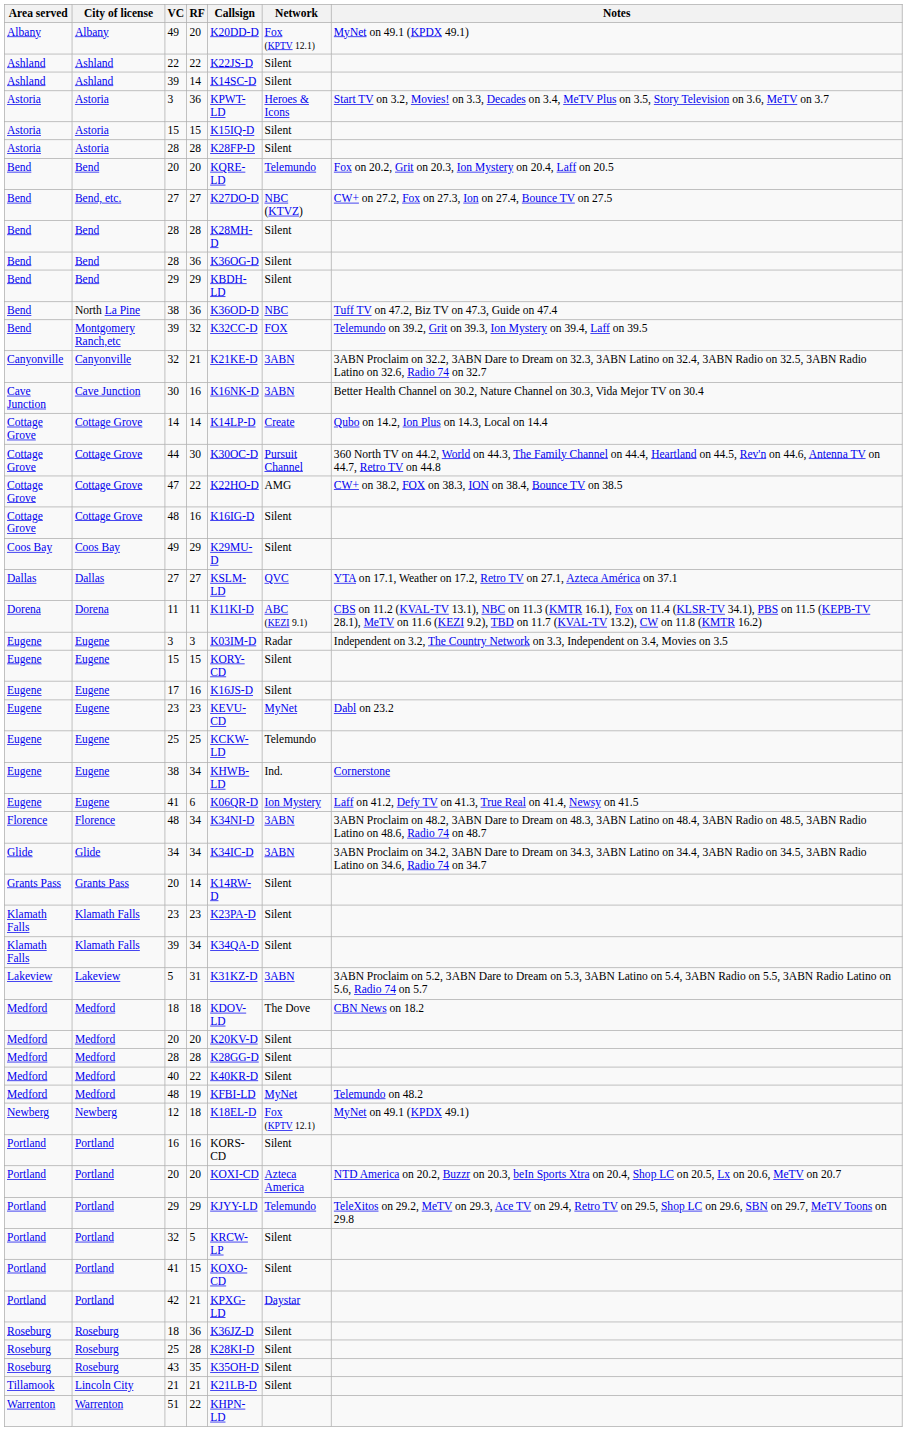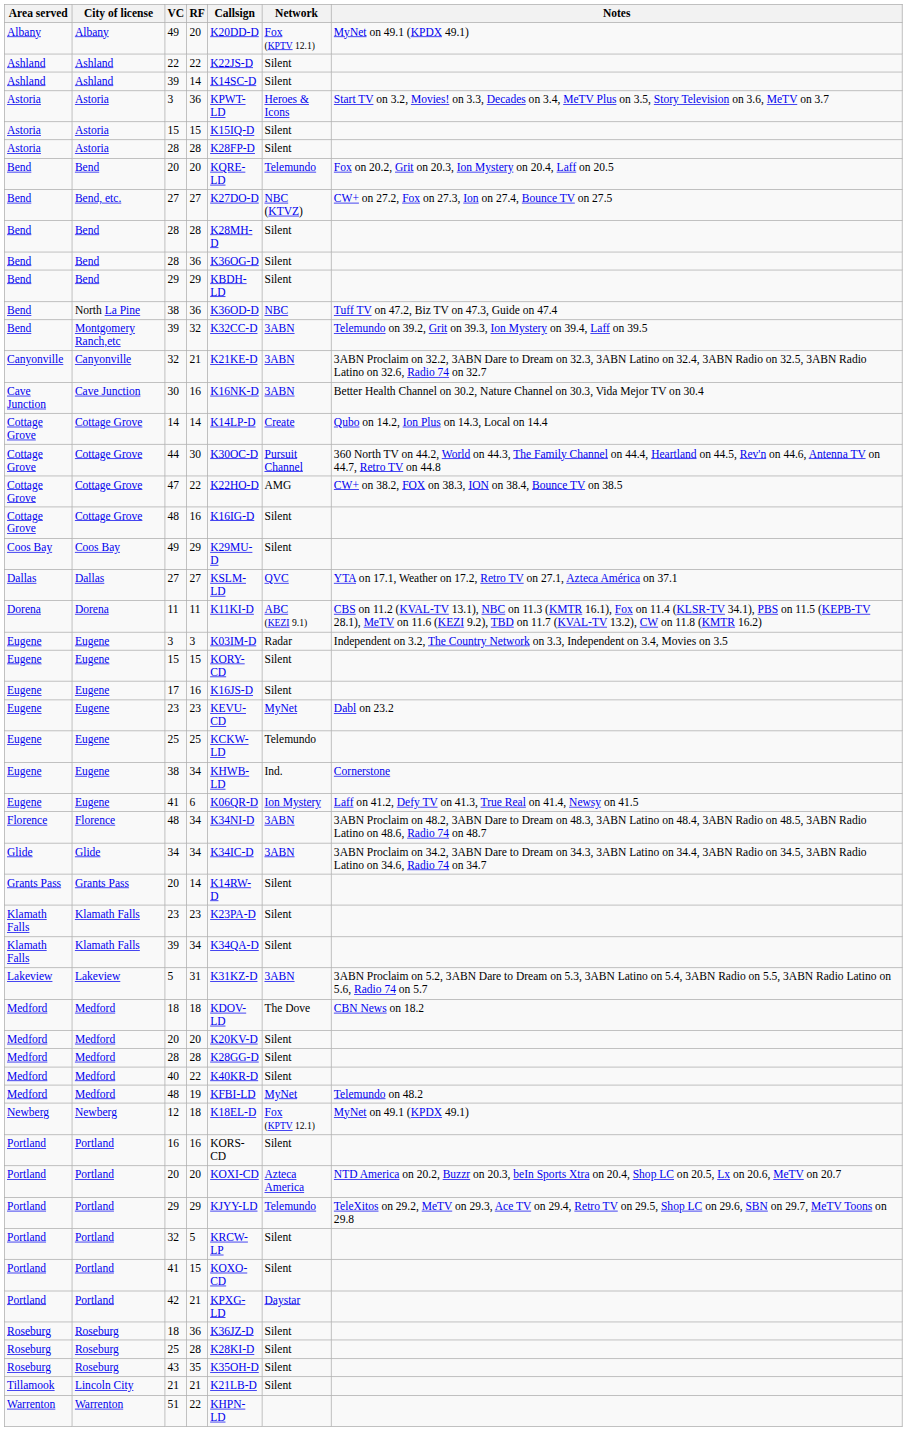(276, 328) FOX -> (280, 328) 3ABN
